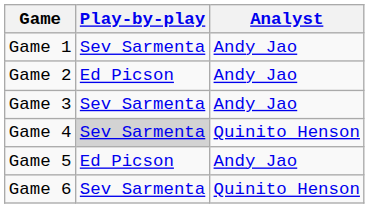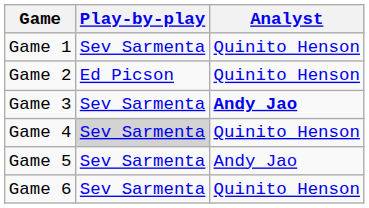(255, 47) Andy Jao -> (287, 47) Quinito Henson
(255, 76) Andy Jao -> (287, 76) Quinito Henson
(255, 104) normal -> (255, 104) bold
(127, 161) Ed Picson -> (143, 161) Sev Sarmenta
